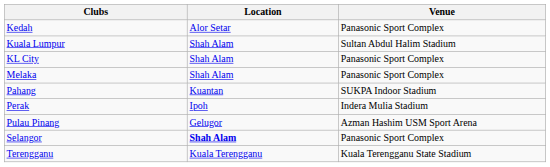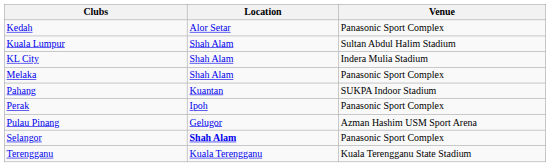(392, 59) Panasonic Sport Complex -> (384, 59) Indera Mulia Stadium
(384, 106) Indera Mulia Stadium -> (392, 106) Panasonic Sport Complex
